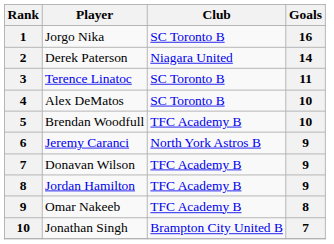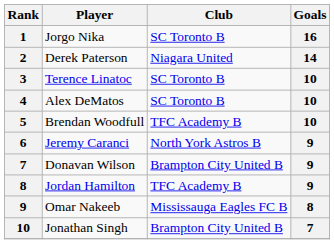(306, 79) 11 -> (310, 79) 10
(196, 164) TFC Academy B -> (217, 164) Brampton City United B
(196, 206) TFC Academy B -> (219, 206) Mississauga Eagles FC B
